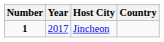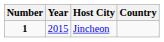(58, 28) 2017 -> (58, 28) 2015
